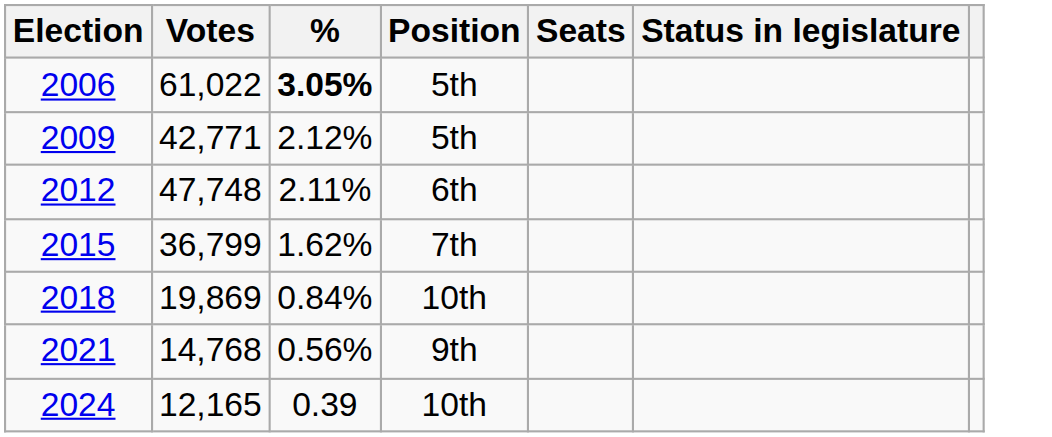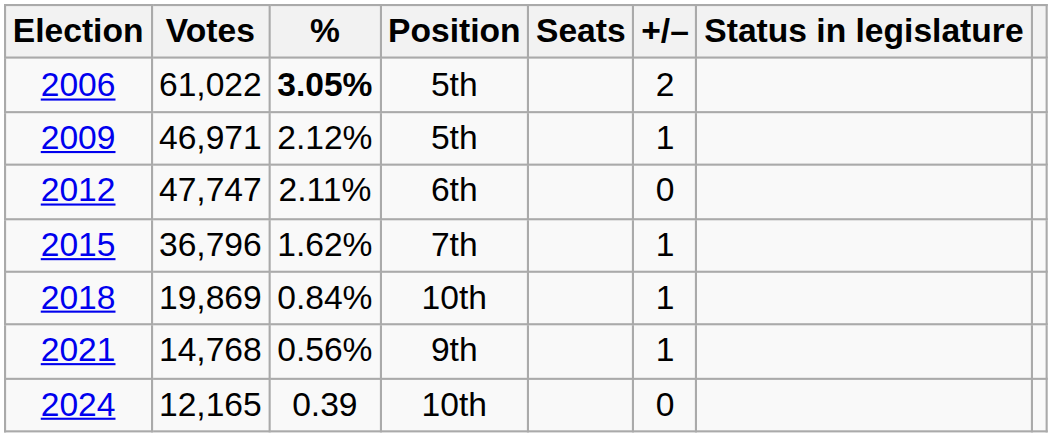+ column: (665, 31)
(210, 137) 42,771 -> (210, 137) 46,971
(210, 191) 47,748 -> (210, 191) 47,747
(210, 244) 36,799 -> (210, 244) 36,796
